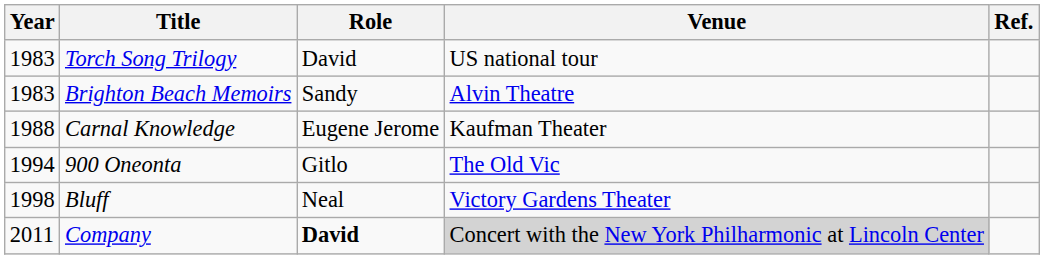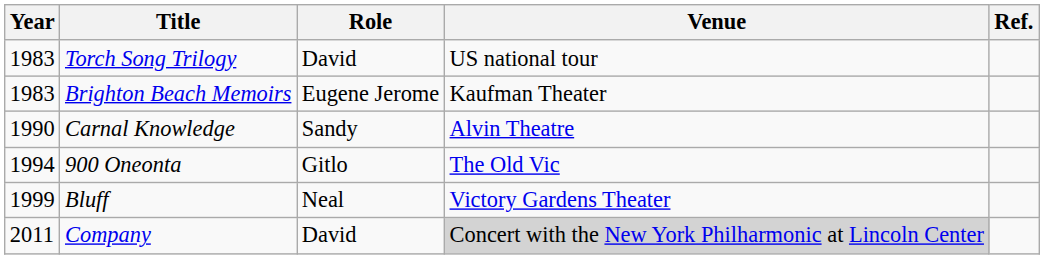(330, 93) Sandy -> (370, 93) Eugene Jerome
(512, 93) Alvin Theatre -> (528, 93) Kaufman Theater
(32, 128) 1988 -> (32, 128) 1990
(370, 128) Eugene Jerome -> (330, 128) Sandy
(528, 128) Kaufman Theater -> (512, 128) Alvin Theatre
(32, 199) 1998 -> (32, 199) 1999
(330, 235) bold -> (329, 235) normal
